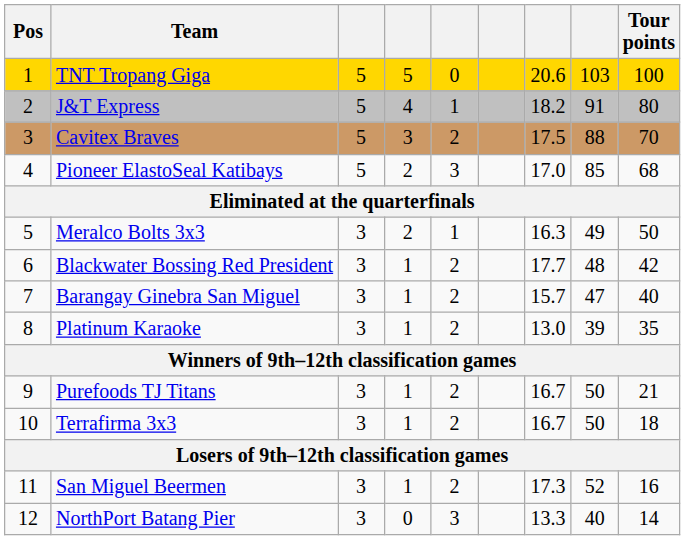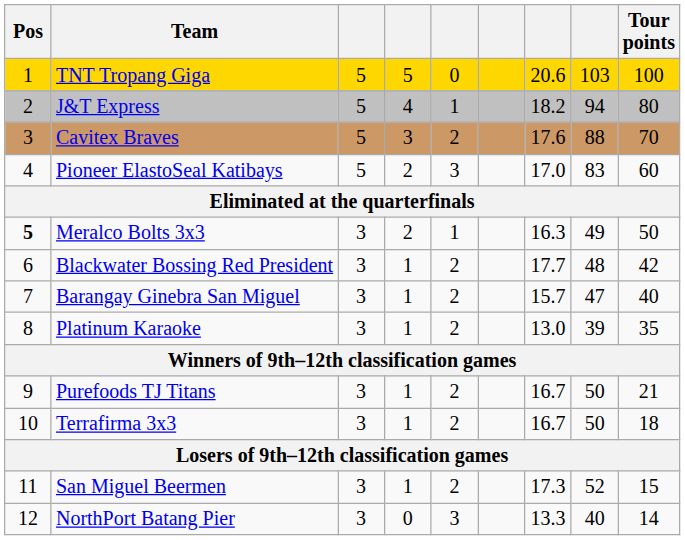(595, 106) 91 -> (595, 106) 94
(548, 138) 17.5 -> (548, 138) 17.6
(595, 169) 85 -> (595, 169) 83
(649, 169) 68 -> (649, 169) 60
(28, 233) normal -> (28, 233) bold
(649, 486) 16 -> (649, 486) 15
